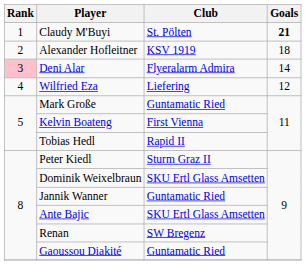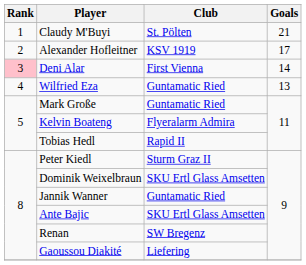(284, 31) bold -> (284, 31) normal
(284, 50) 18 -> (284, 50) 17
(191, 68) Flyeralarm Admira -> (175, 68) First Vienna
(168, 86) Liefering -> (186, 86) Guntamatic Ried
(284, 86) 12 -> (284, 86) 13
(175, 123) First Vienna -> (191, 123) Flyeralarm Admira
(186, 251) Guntamatic Ried -> (168, 251) Liefering
